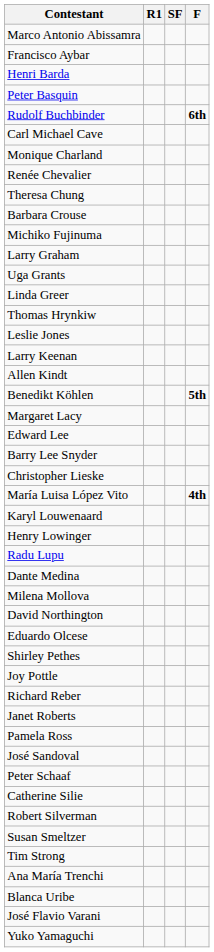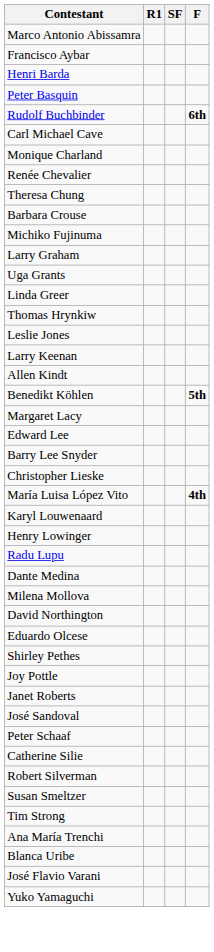- row: (44, 696)
- row: (40, 736)
